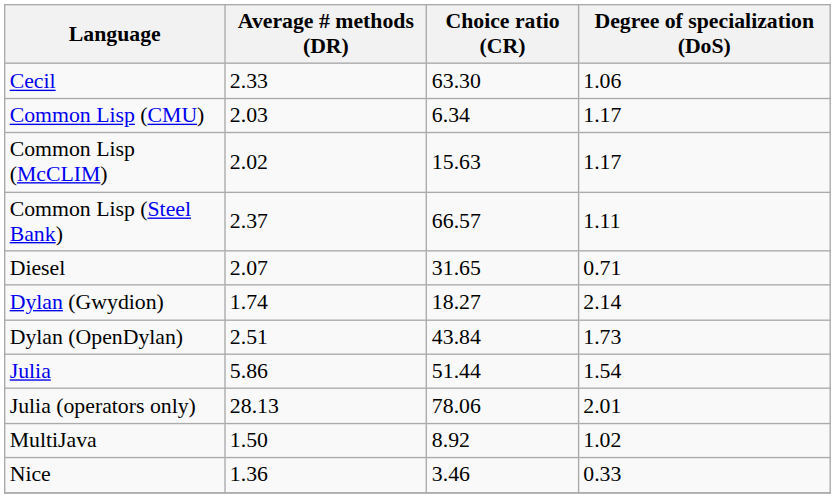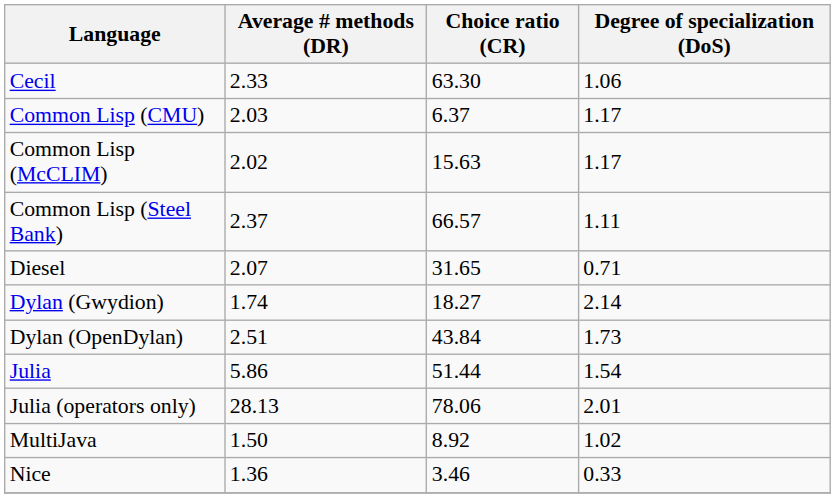(451, 115) 6.34 -> (451, 115) 6.37
